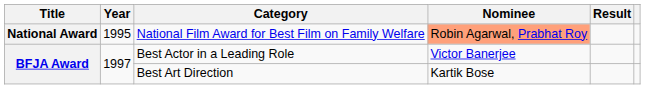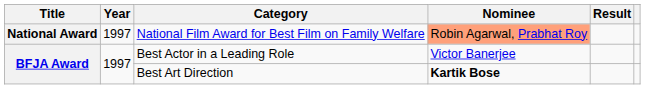(117, 34) 1995 -> (117, 34) 1997
(462, 73) normal -> (465, 73) bold
